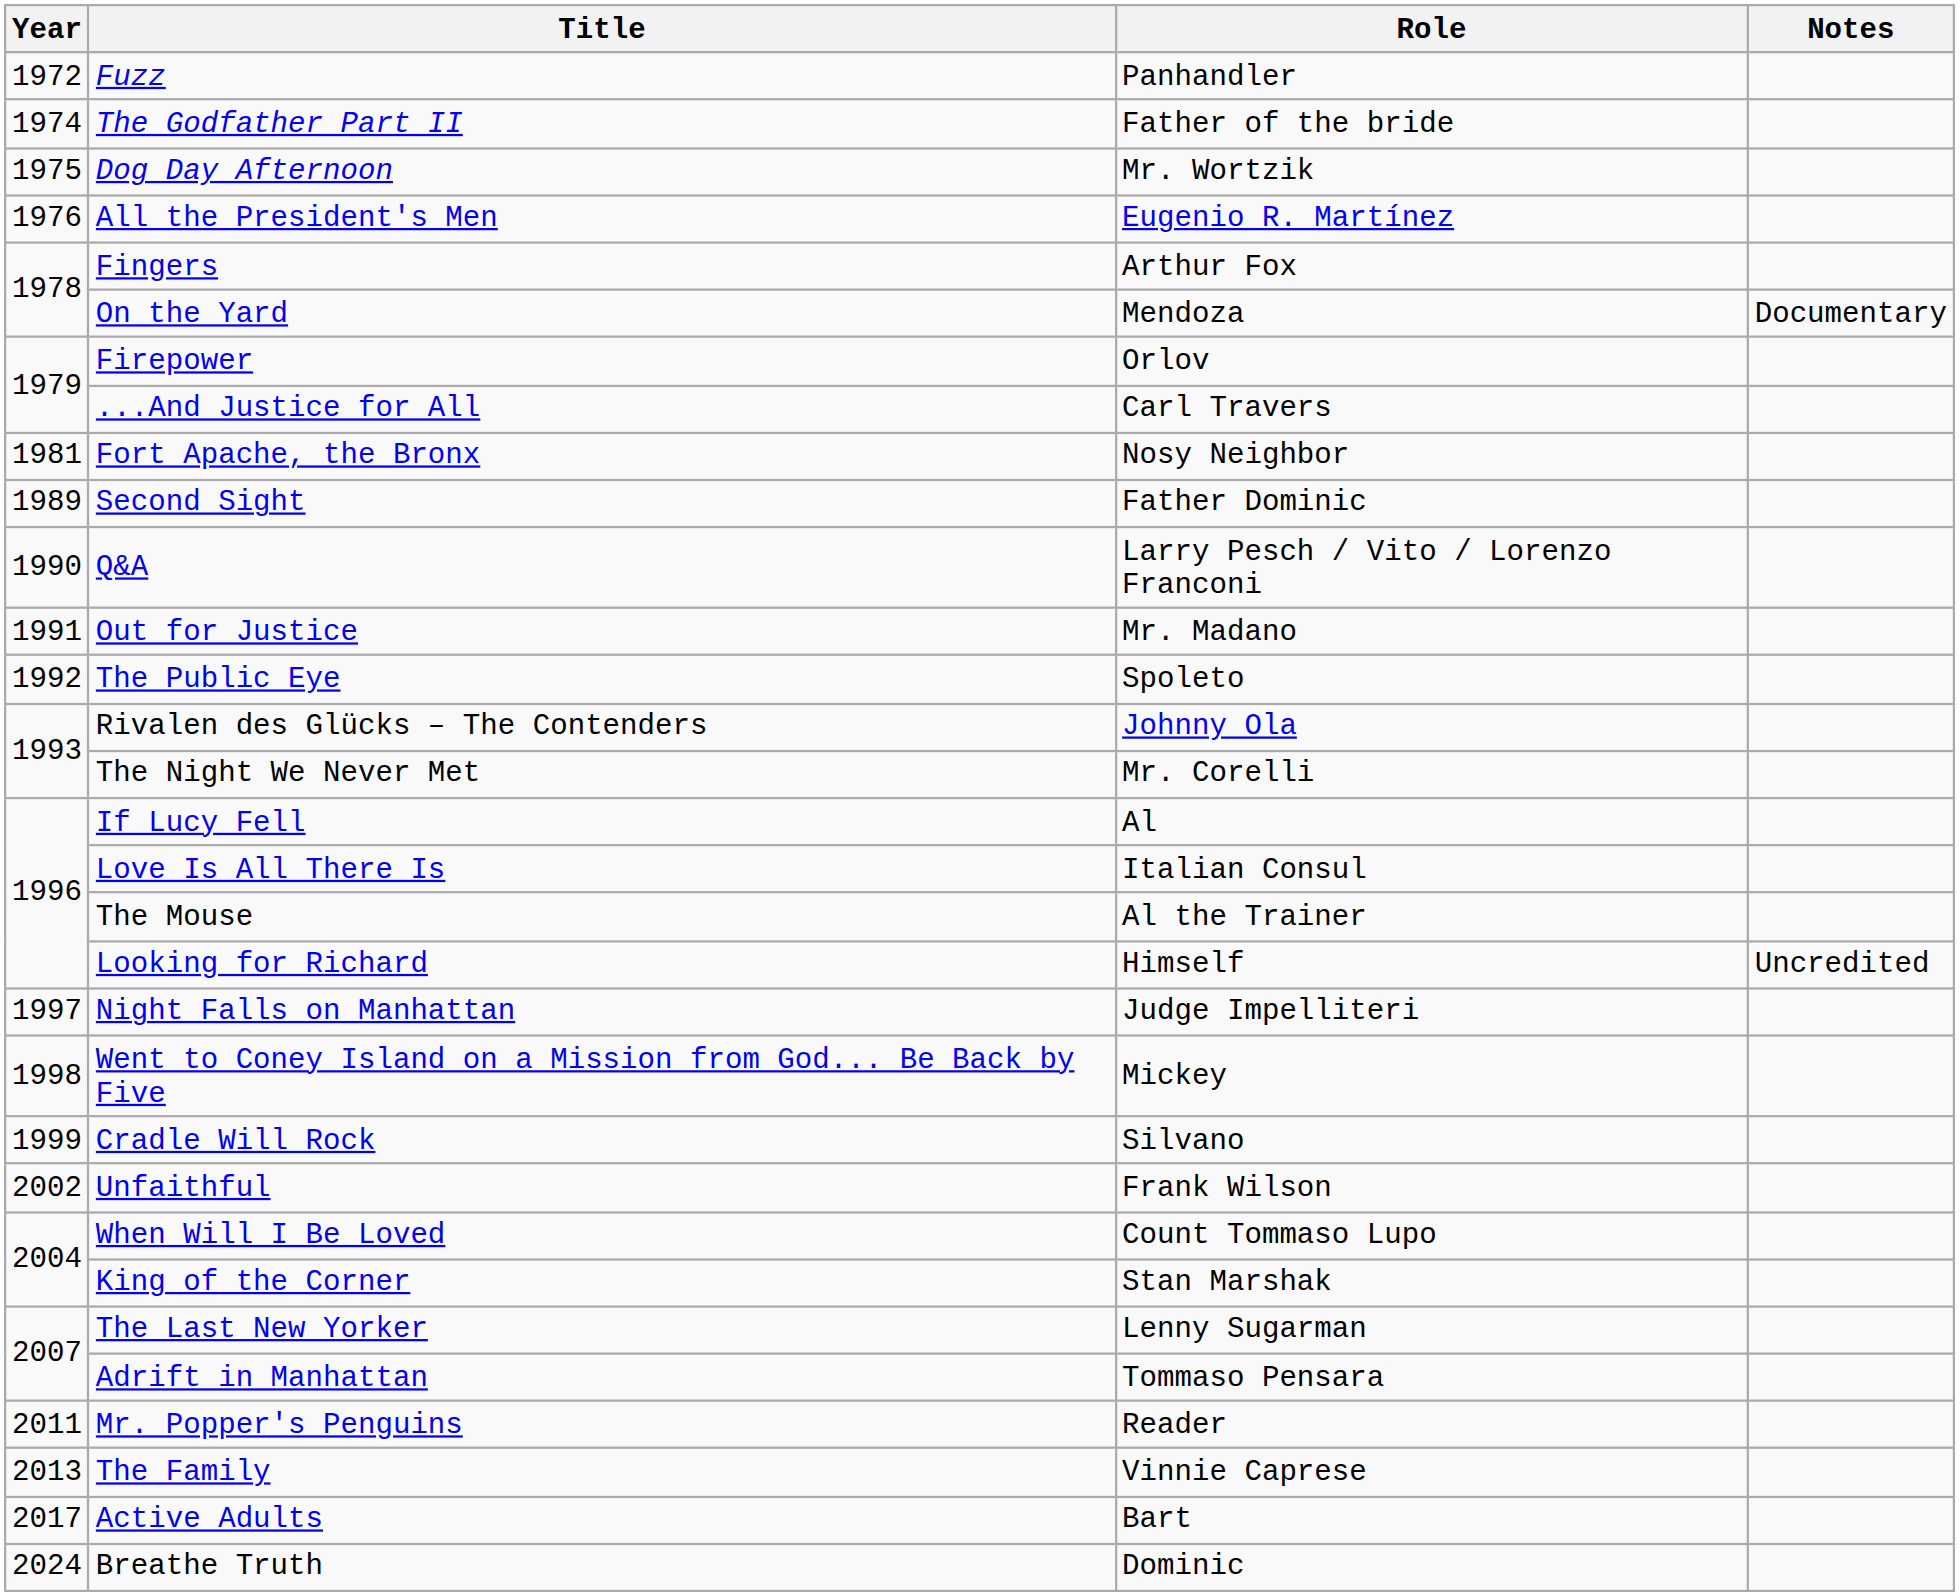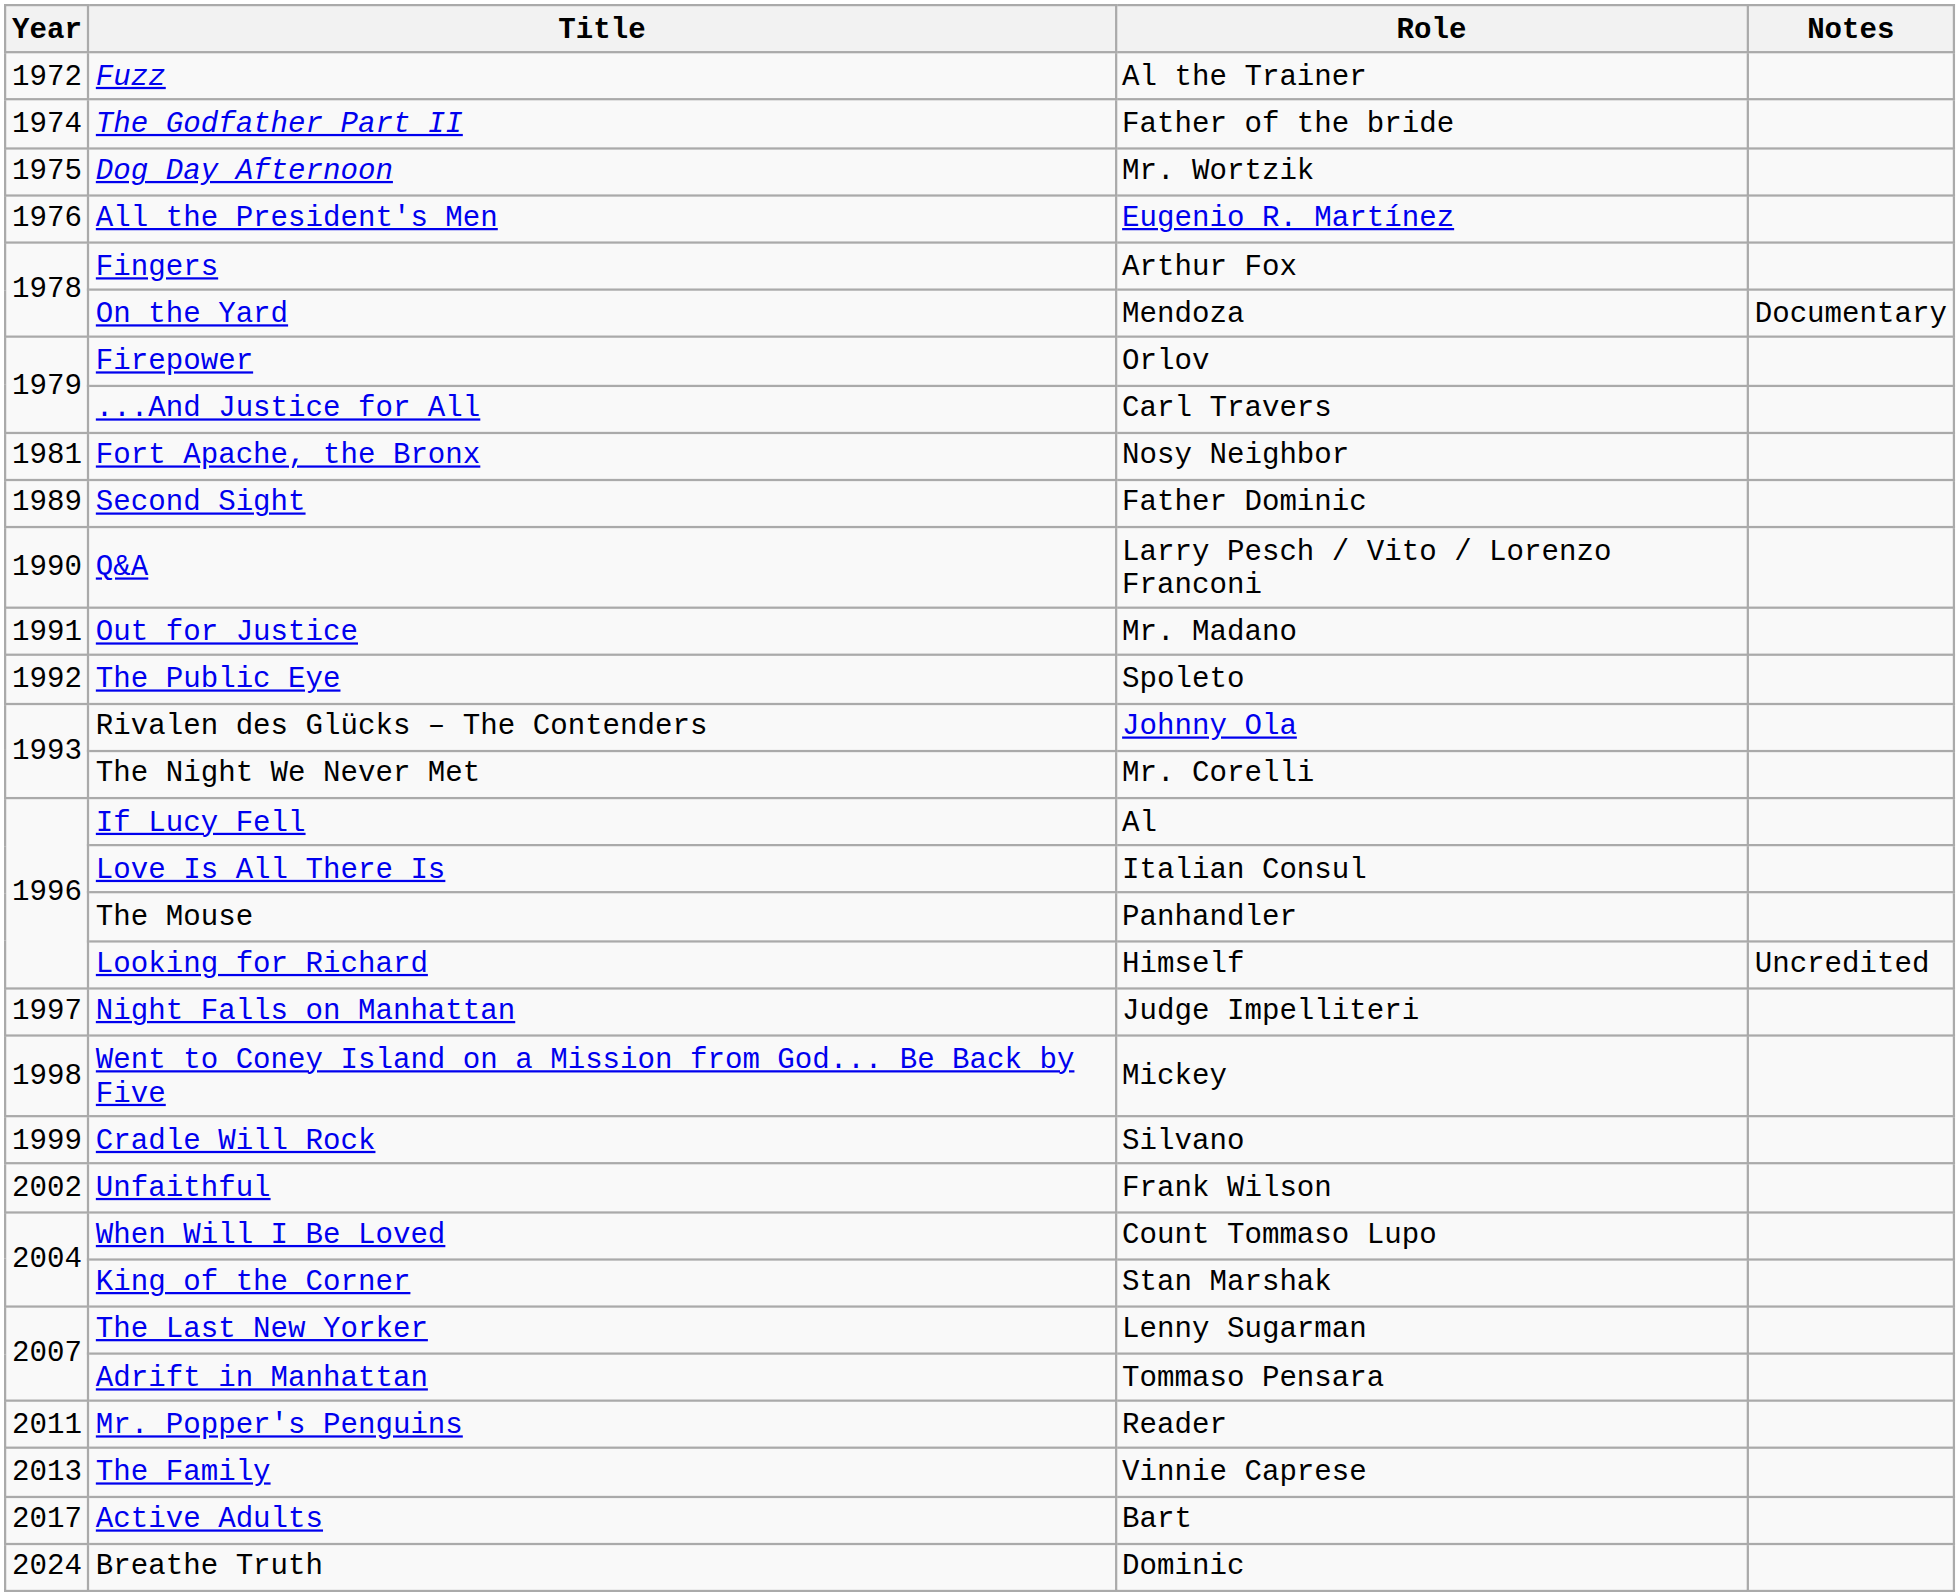(1209, 76) Panhandler -> (1244, 76) Al the Trainer
(1244, 917) Al the Trainer -> (1209, 917) Panhandler
